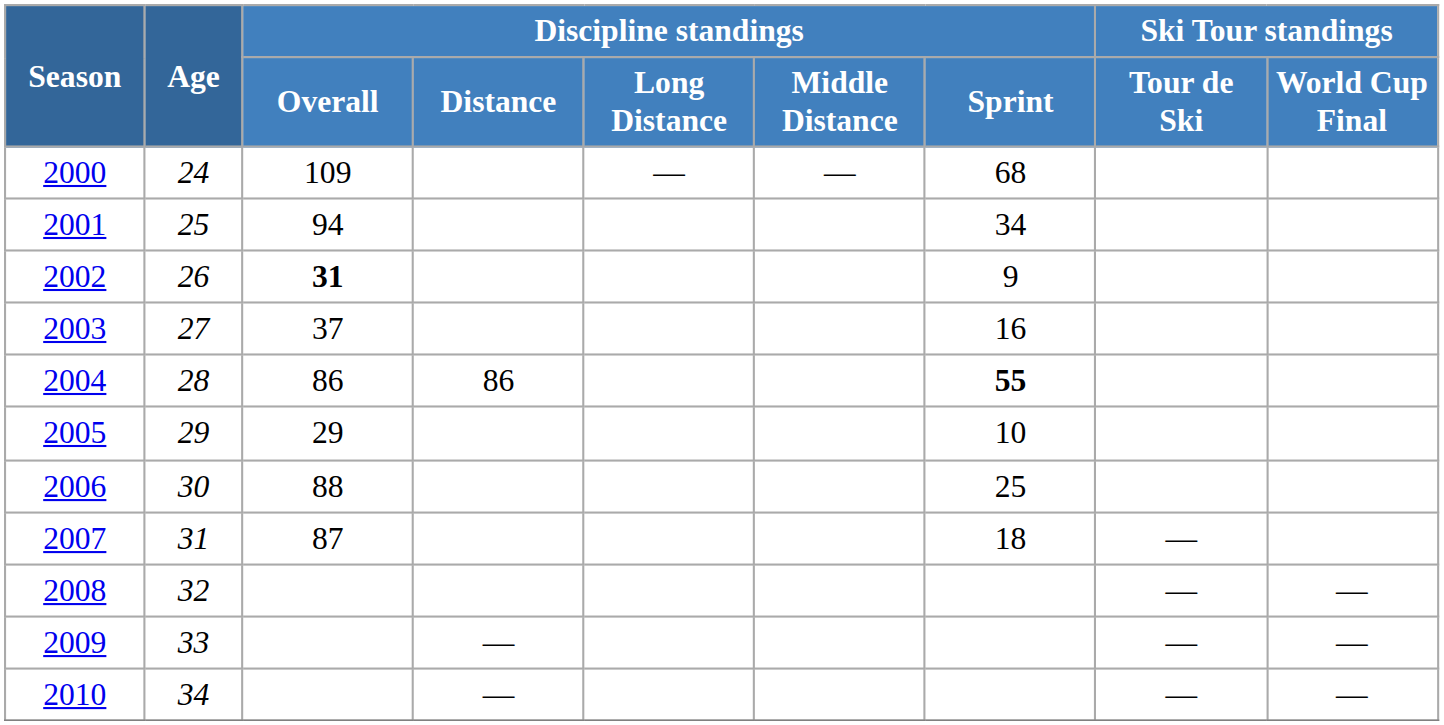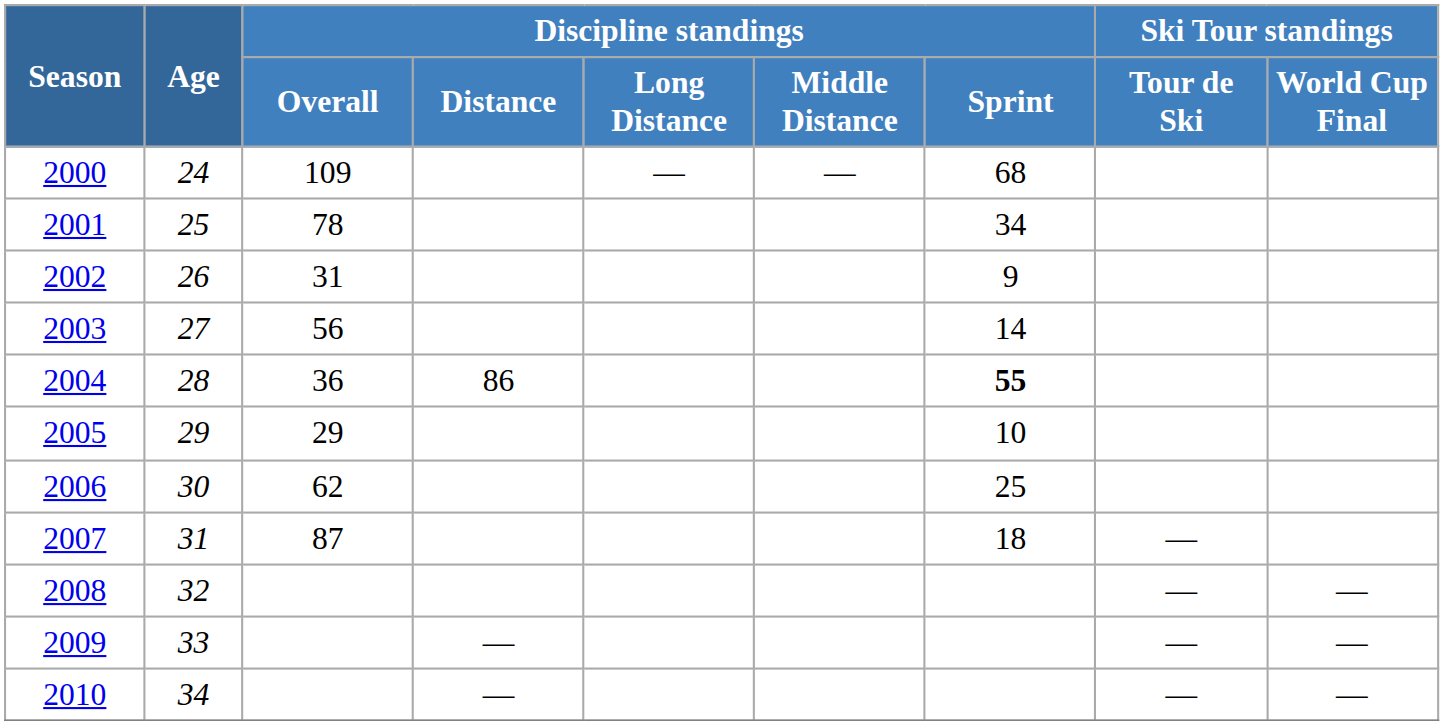(328, 224) 94 -> (328, 224) 78
(328, 276) bold -> (328, 276) normal
(328, 328) 37 -> (328, 328) 56
(1011, 328) 16 -> (1011, 328) 14
(328, 380) 86 -> (328, 380) 36
(328, 485) 88 -> (328, 485) 62
